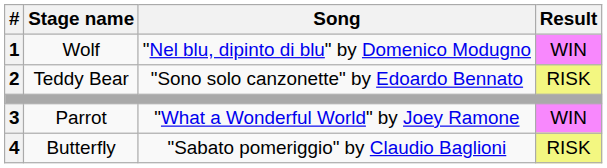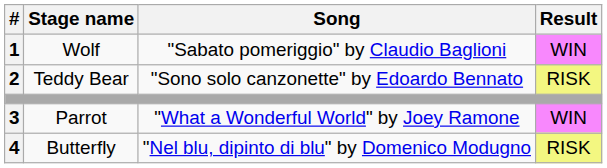(337, 49) "Nel blu, dipinto di blu" by Domenico Modugno -> (337, 49) "Sabato pomeriggio" by Claudio Baglioni
(337, 147) "Sabato pomeriggio" by Claudio Baglioni -> (337, 147) "Nel blu, dipinto di blu" by Domenico Modugno
